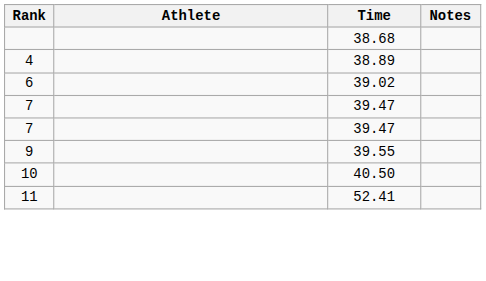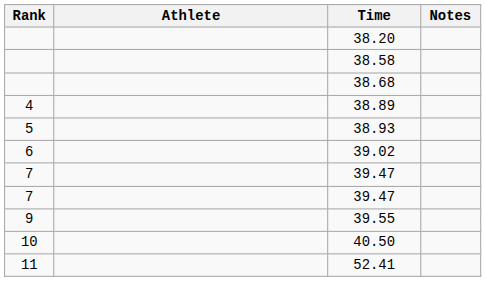+ row: (29, 39)
+ row: (29, 61)
+ row: (29, 129)
